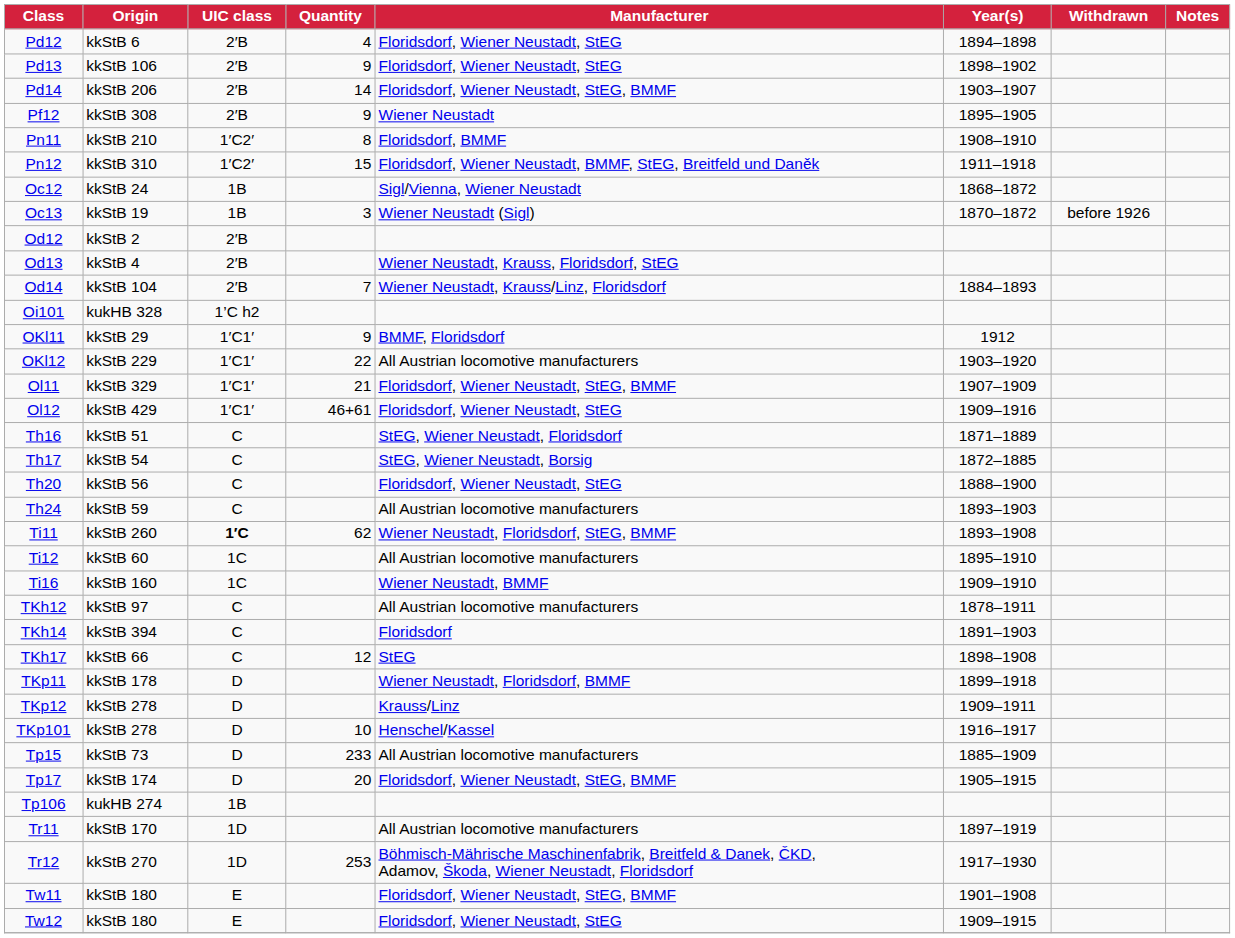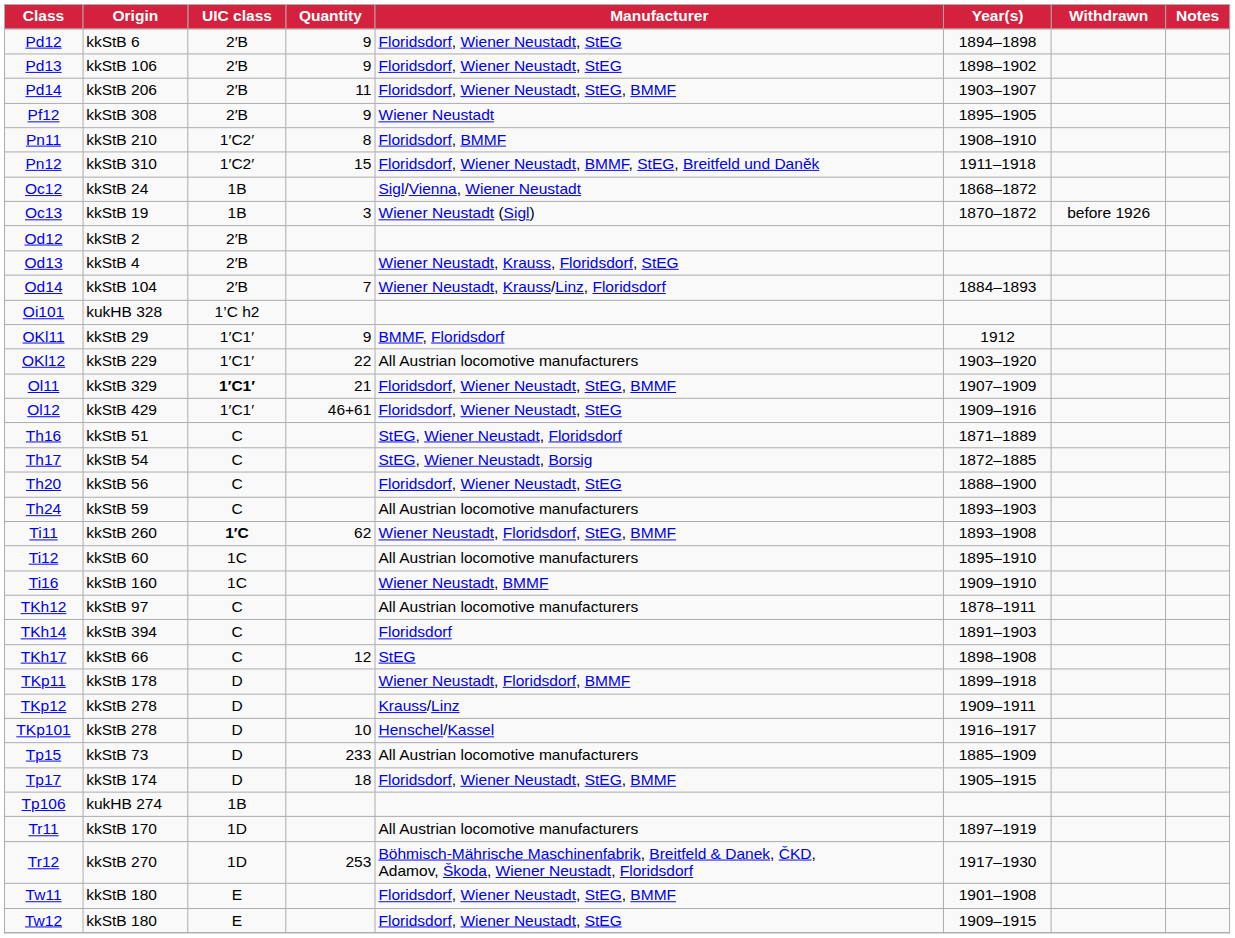(367, 41) 4 -> (367, 41) 9
(363, 90) 14 -> (363, 90) 11
(237, 386) normal -> (237, 386) bold
(363, 779) 20 -> (363, 779) 18
